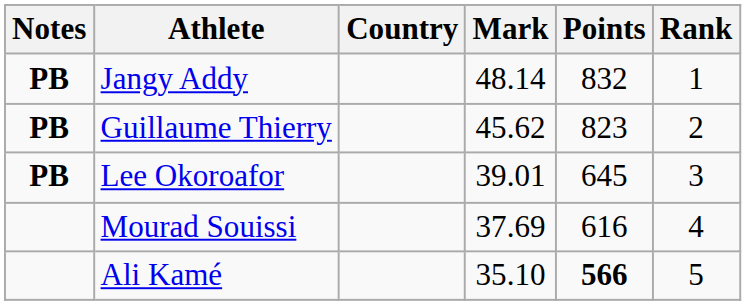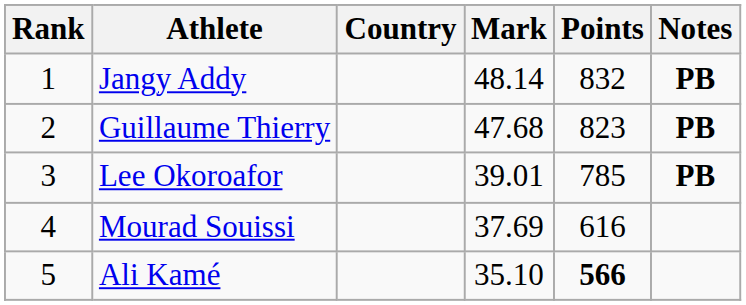columns swapped: (696, 29) <-> (49, 29)
(511, 127) 45.62 -> (509, 127) 47.68
(604, 176) 645 -> (602, 176) 785
